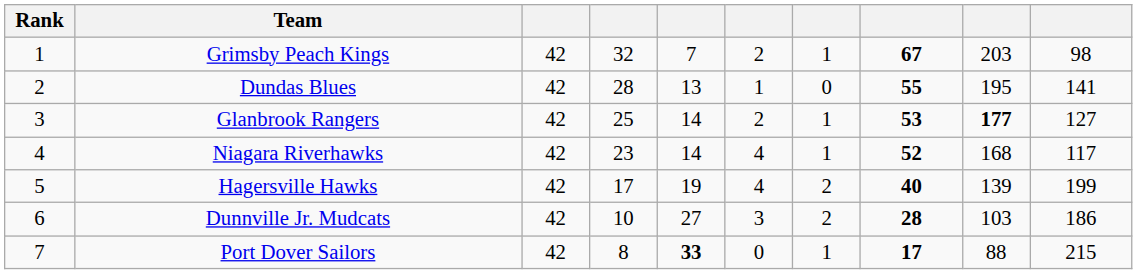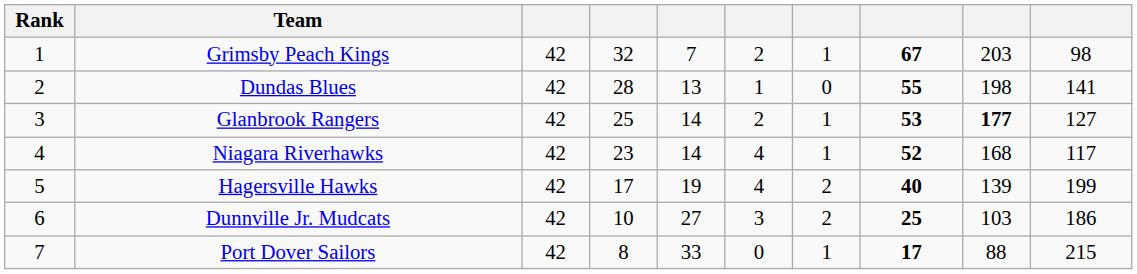(996, 86) 195 -> (996, 86) 198
(911, 218) 28 -> (911, 218) 25
(691, 251) bold -> (691, 251) normal
